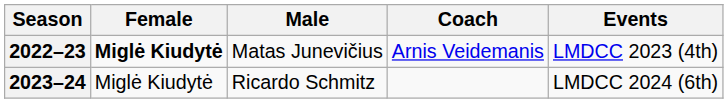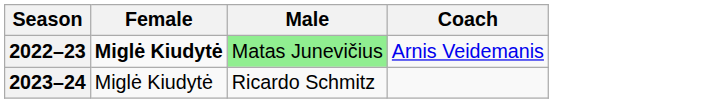- column: (636, 20)
(307, 51) no background -> (307, 51) lightgreen background
